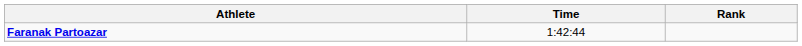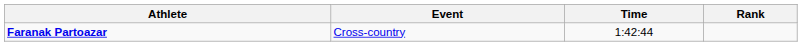+ column: (447, 14)
